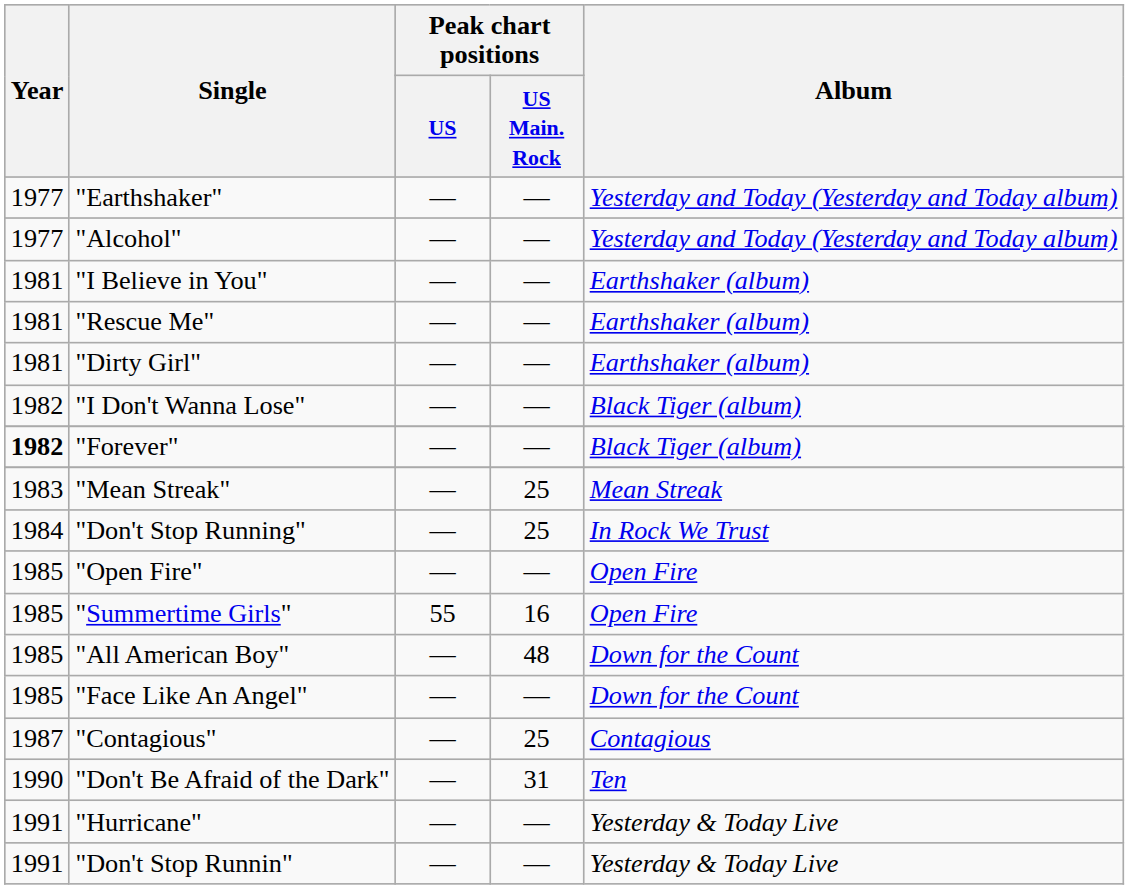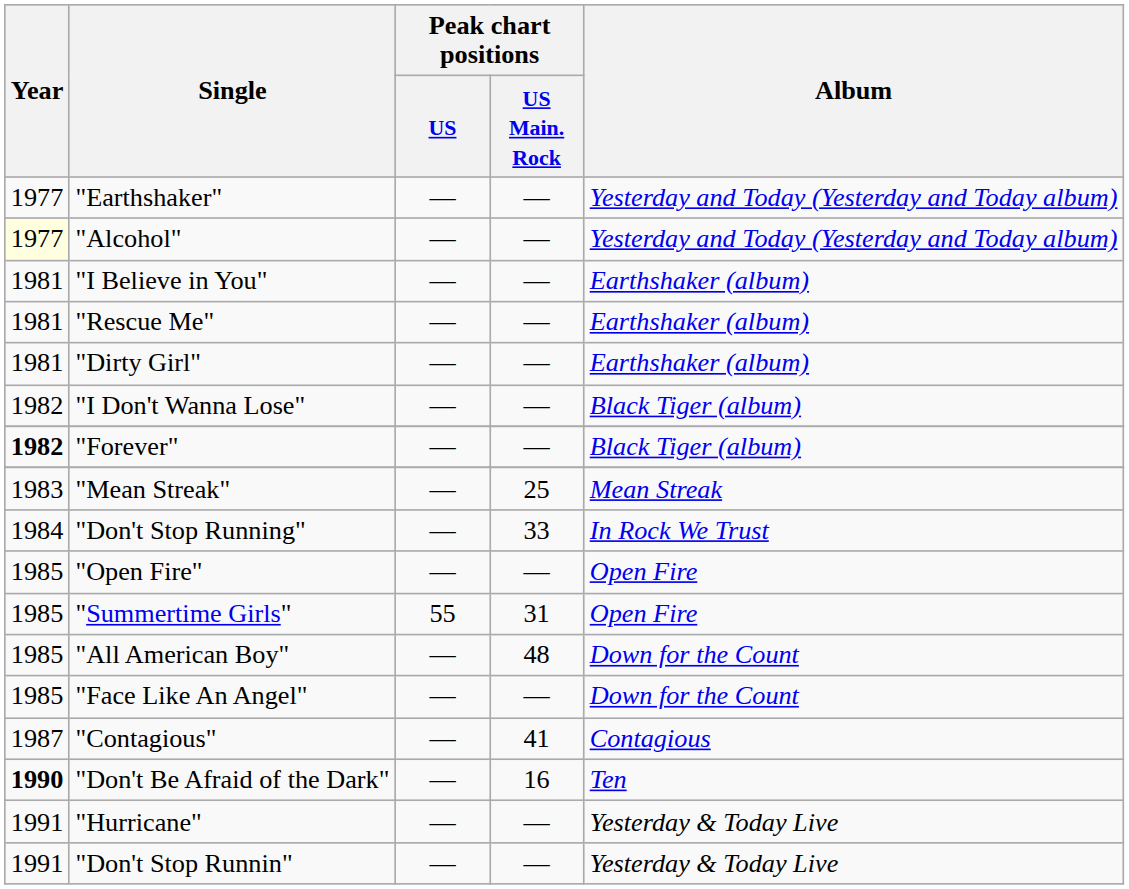(37, 238) no background -> (37, 238) lightyellow background
(537, 530) 25 -> (537, 530) 33
(537, 613) 16 -> (537, 613) 31
(537, 738) 25 -> (537, 738) 41
(37, 779) normal -> (37, 779) bold
(537, 779) 31 -> (537, 779) 16
